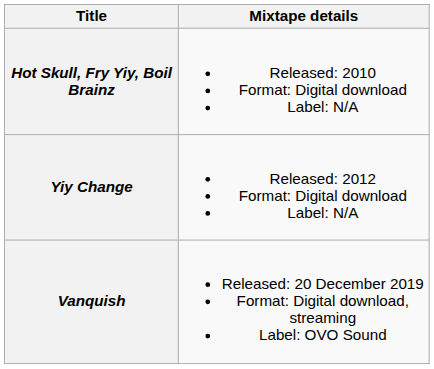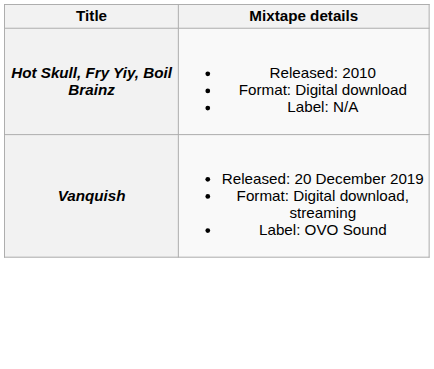- row: (92, 187)
